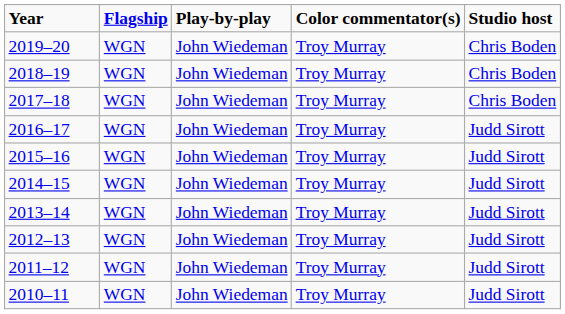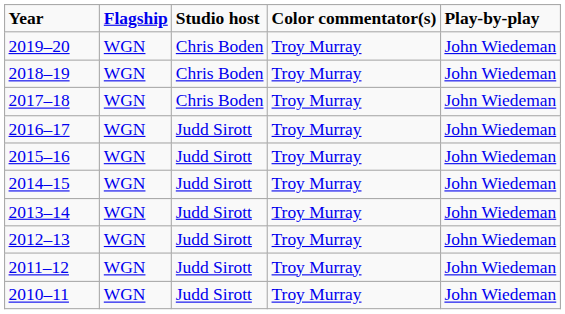columns swapped: (223, 18) <-> (510, 18)
